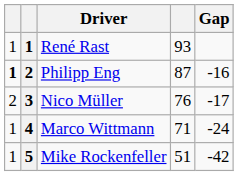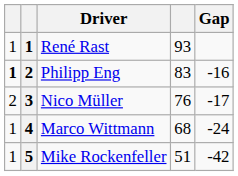(183, 73) 87 -> (183, 73) 83
(183, 128) 71 -> (183, 128) 68
